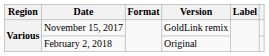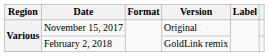(196, 28) GoldLink remix -> (181, 28) Original
(181, 43) Original -> (196, 43) GoldLink remix
